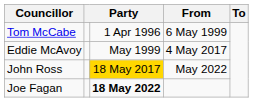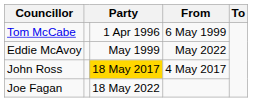(196, 50) 4 May 2017 -> (201, 50) May 2022
(201, 69) May 2022 -> (196, 69) 4 May 2017
(126, 87) bold -> (126, 87) normal
